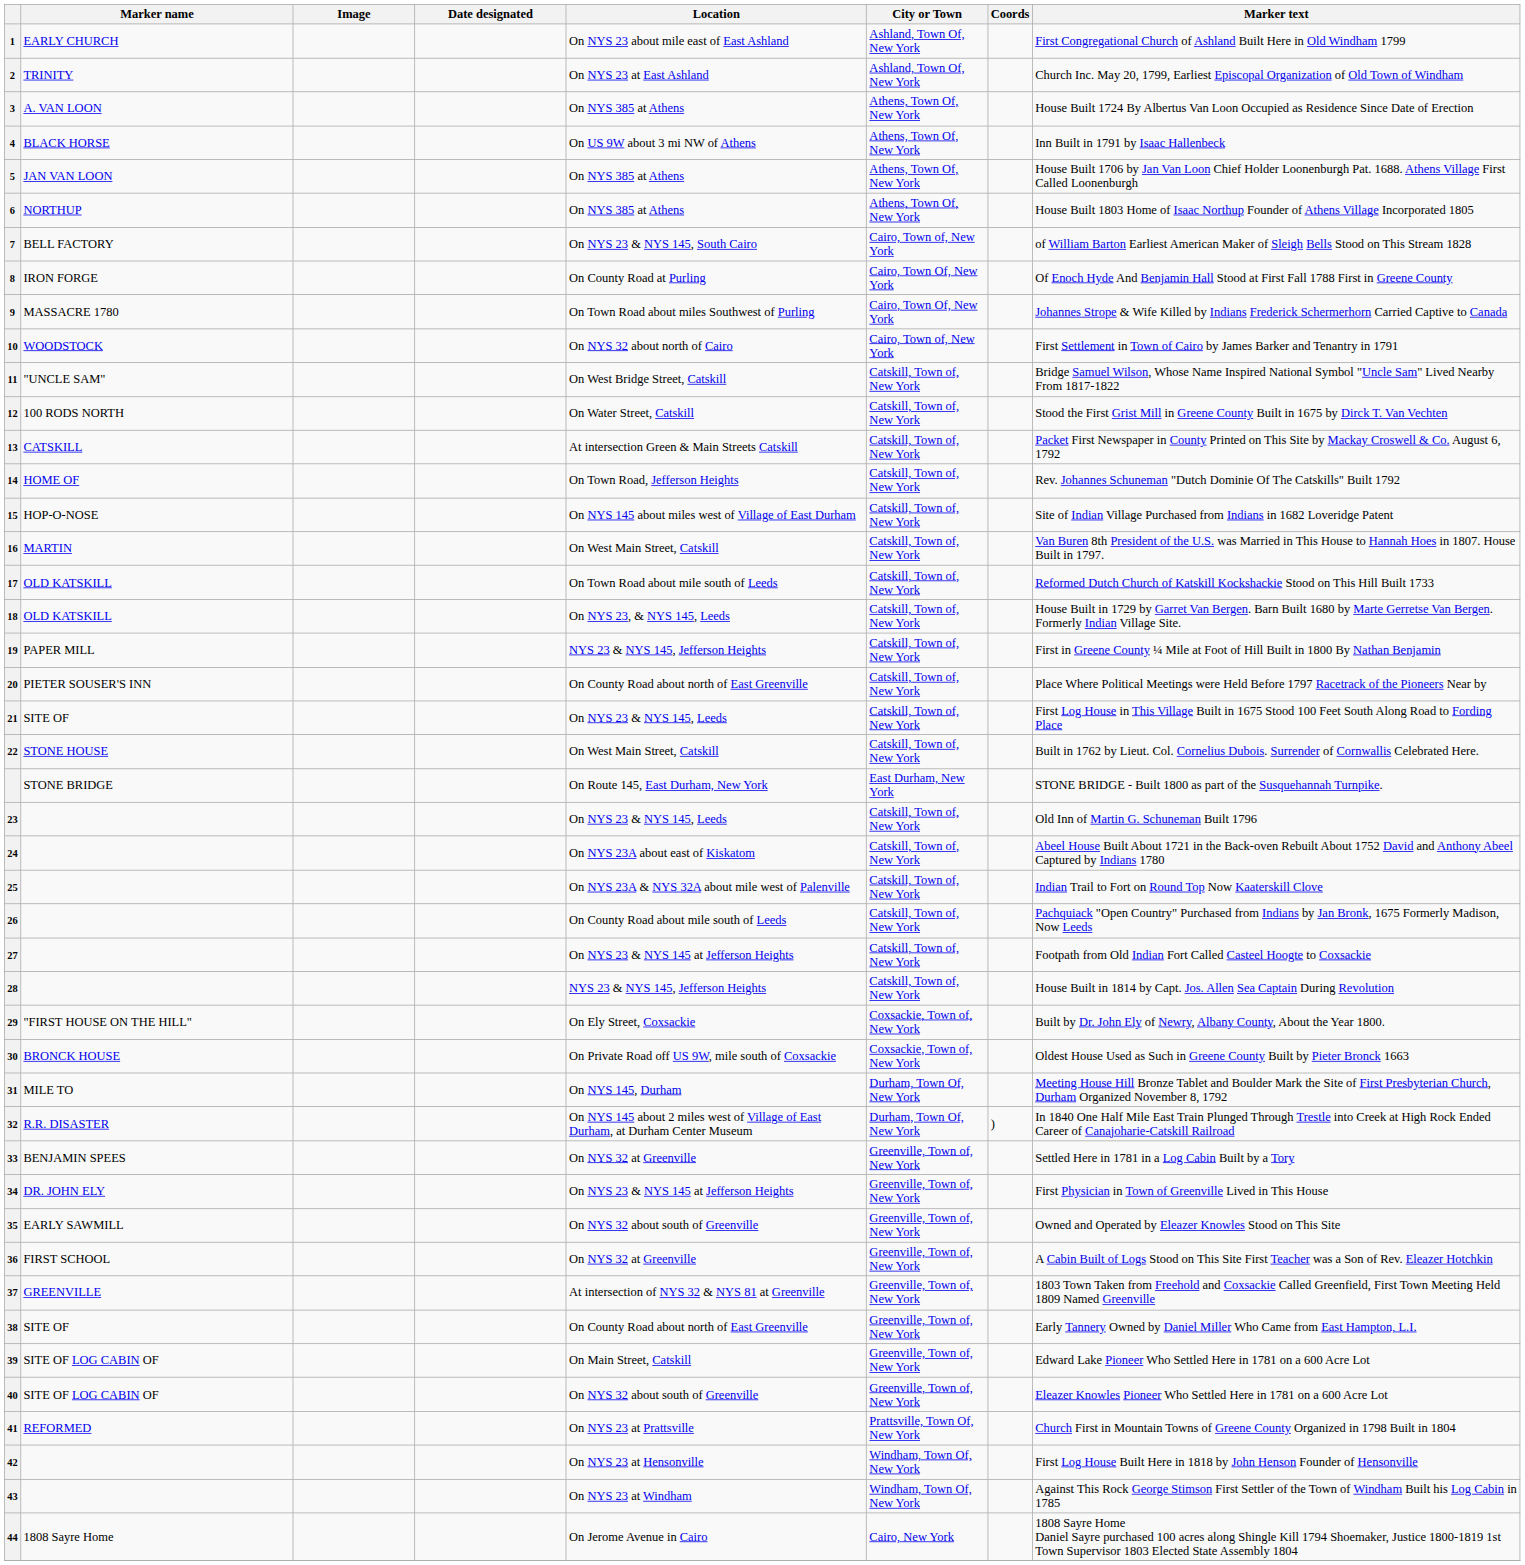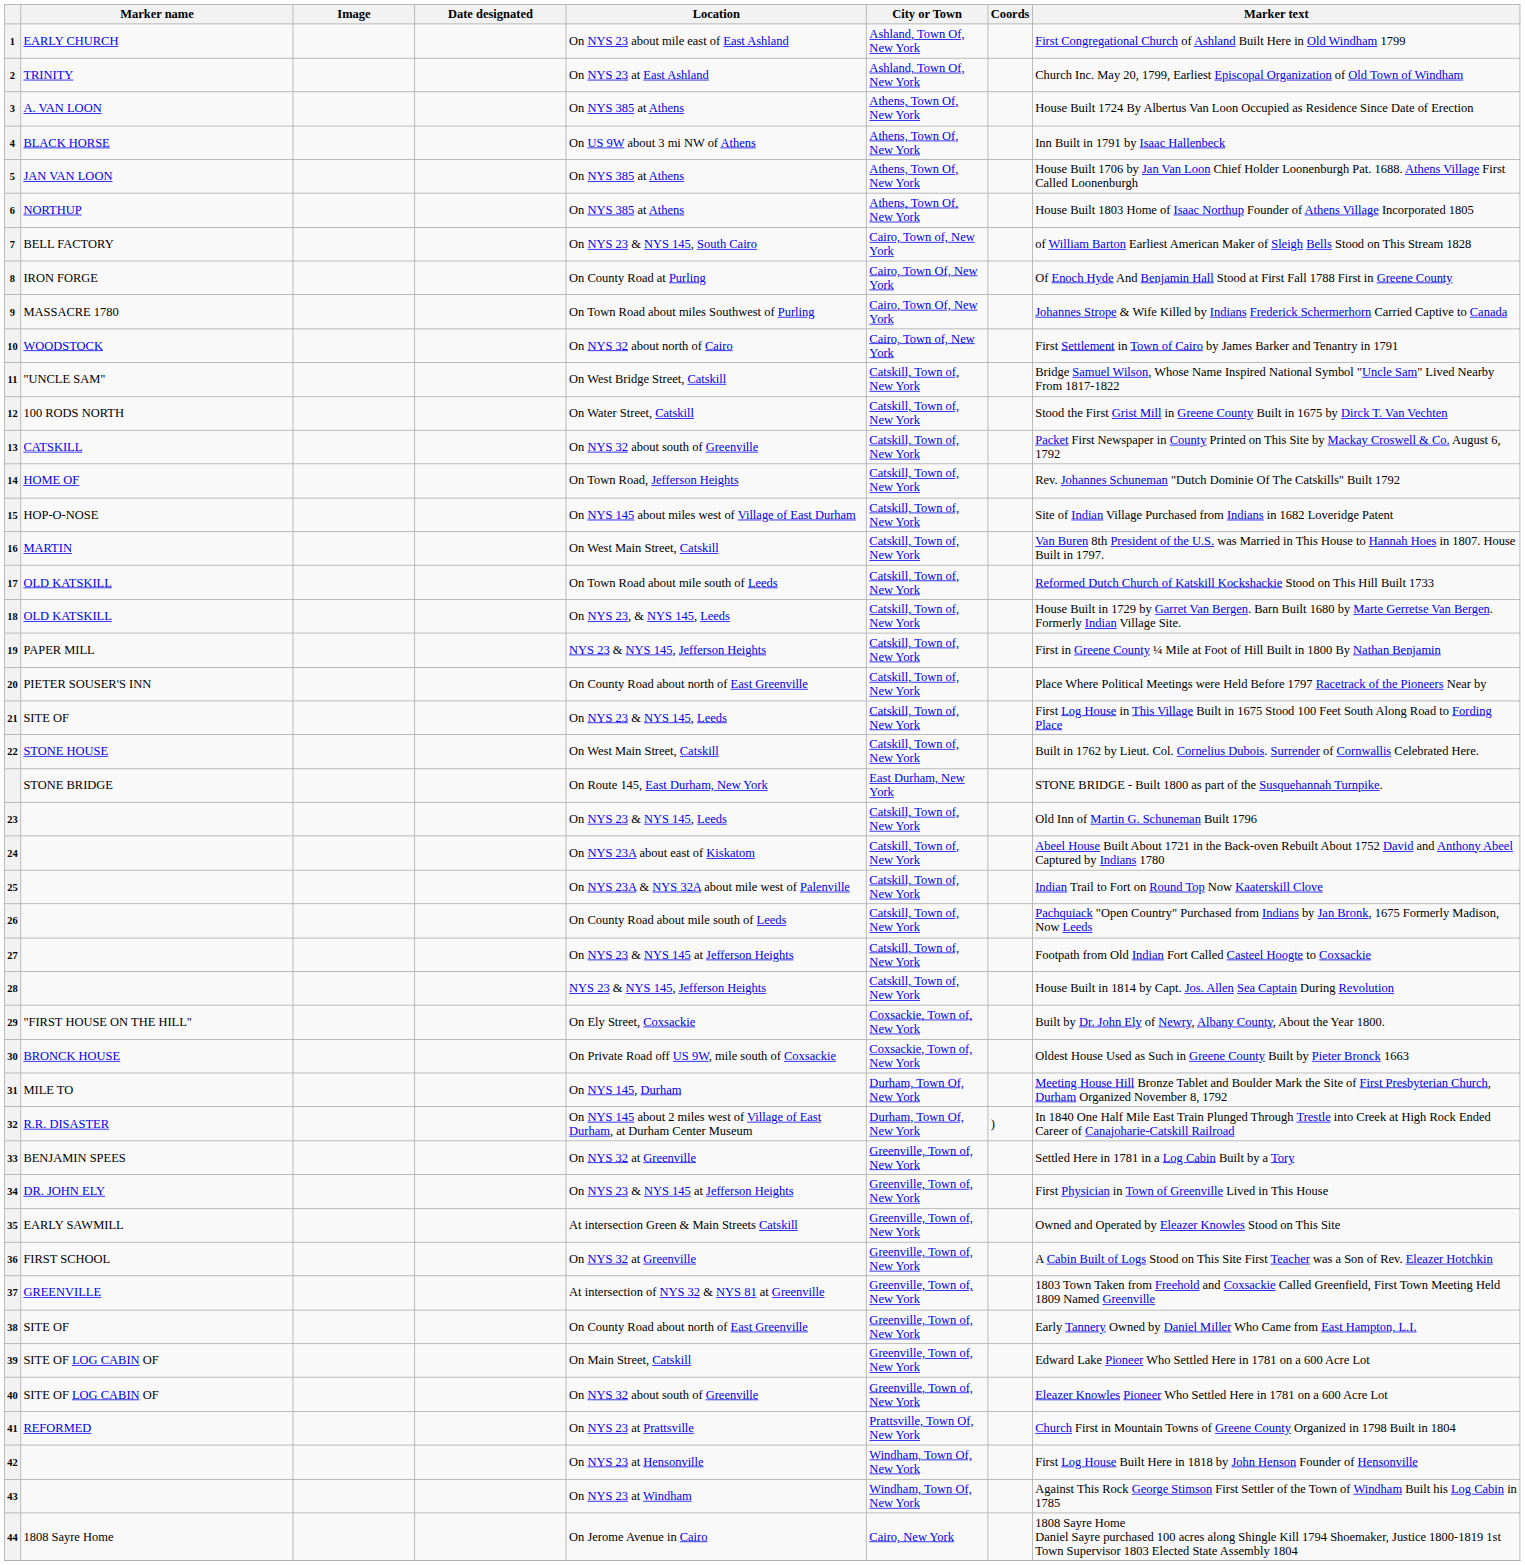(683, 447) At intersection Green & Main Streets Catskill -> (664, 447) On NYS 32 about south of Greenville
(664, 1225) On NYS 32 about south of Greenville -> (683, 1225) At intersection Green & Main Streets Catskill
